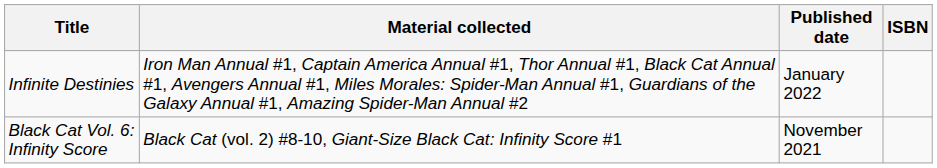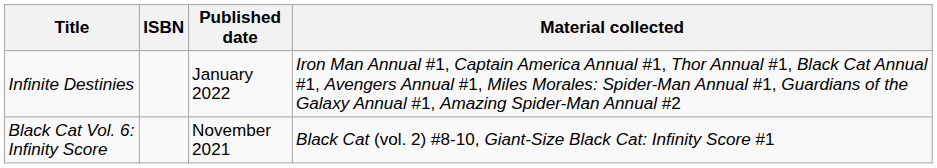columns swapped: (459, 27) <-> (908, 27)
